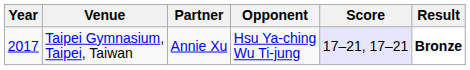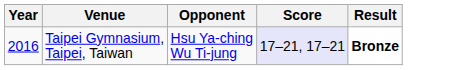- column: (199, 16)
(23, 46) 2017 -> (23, 46) 2016
